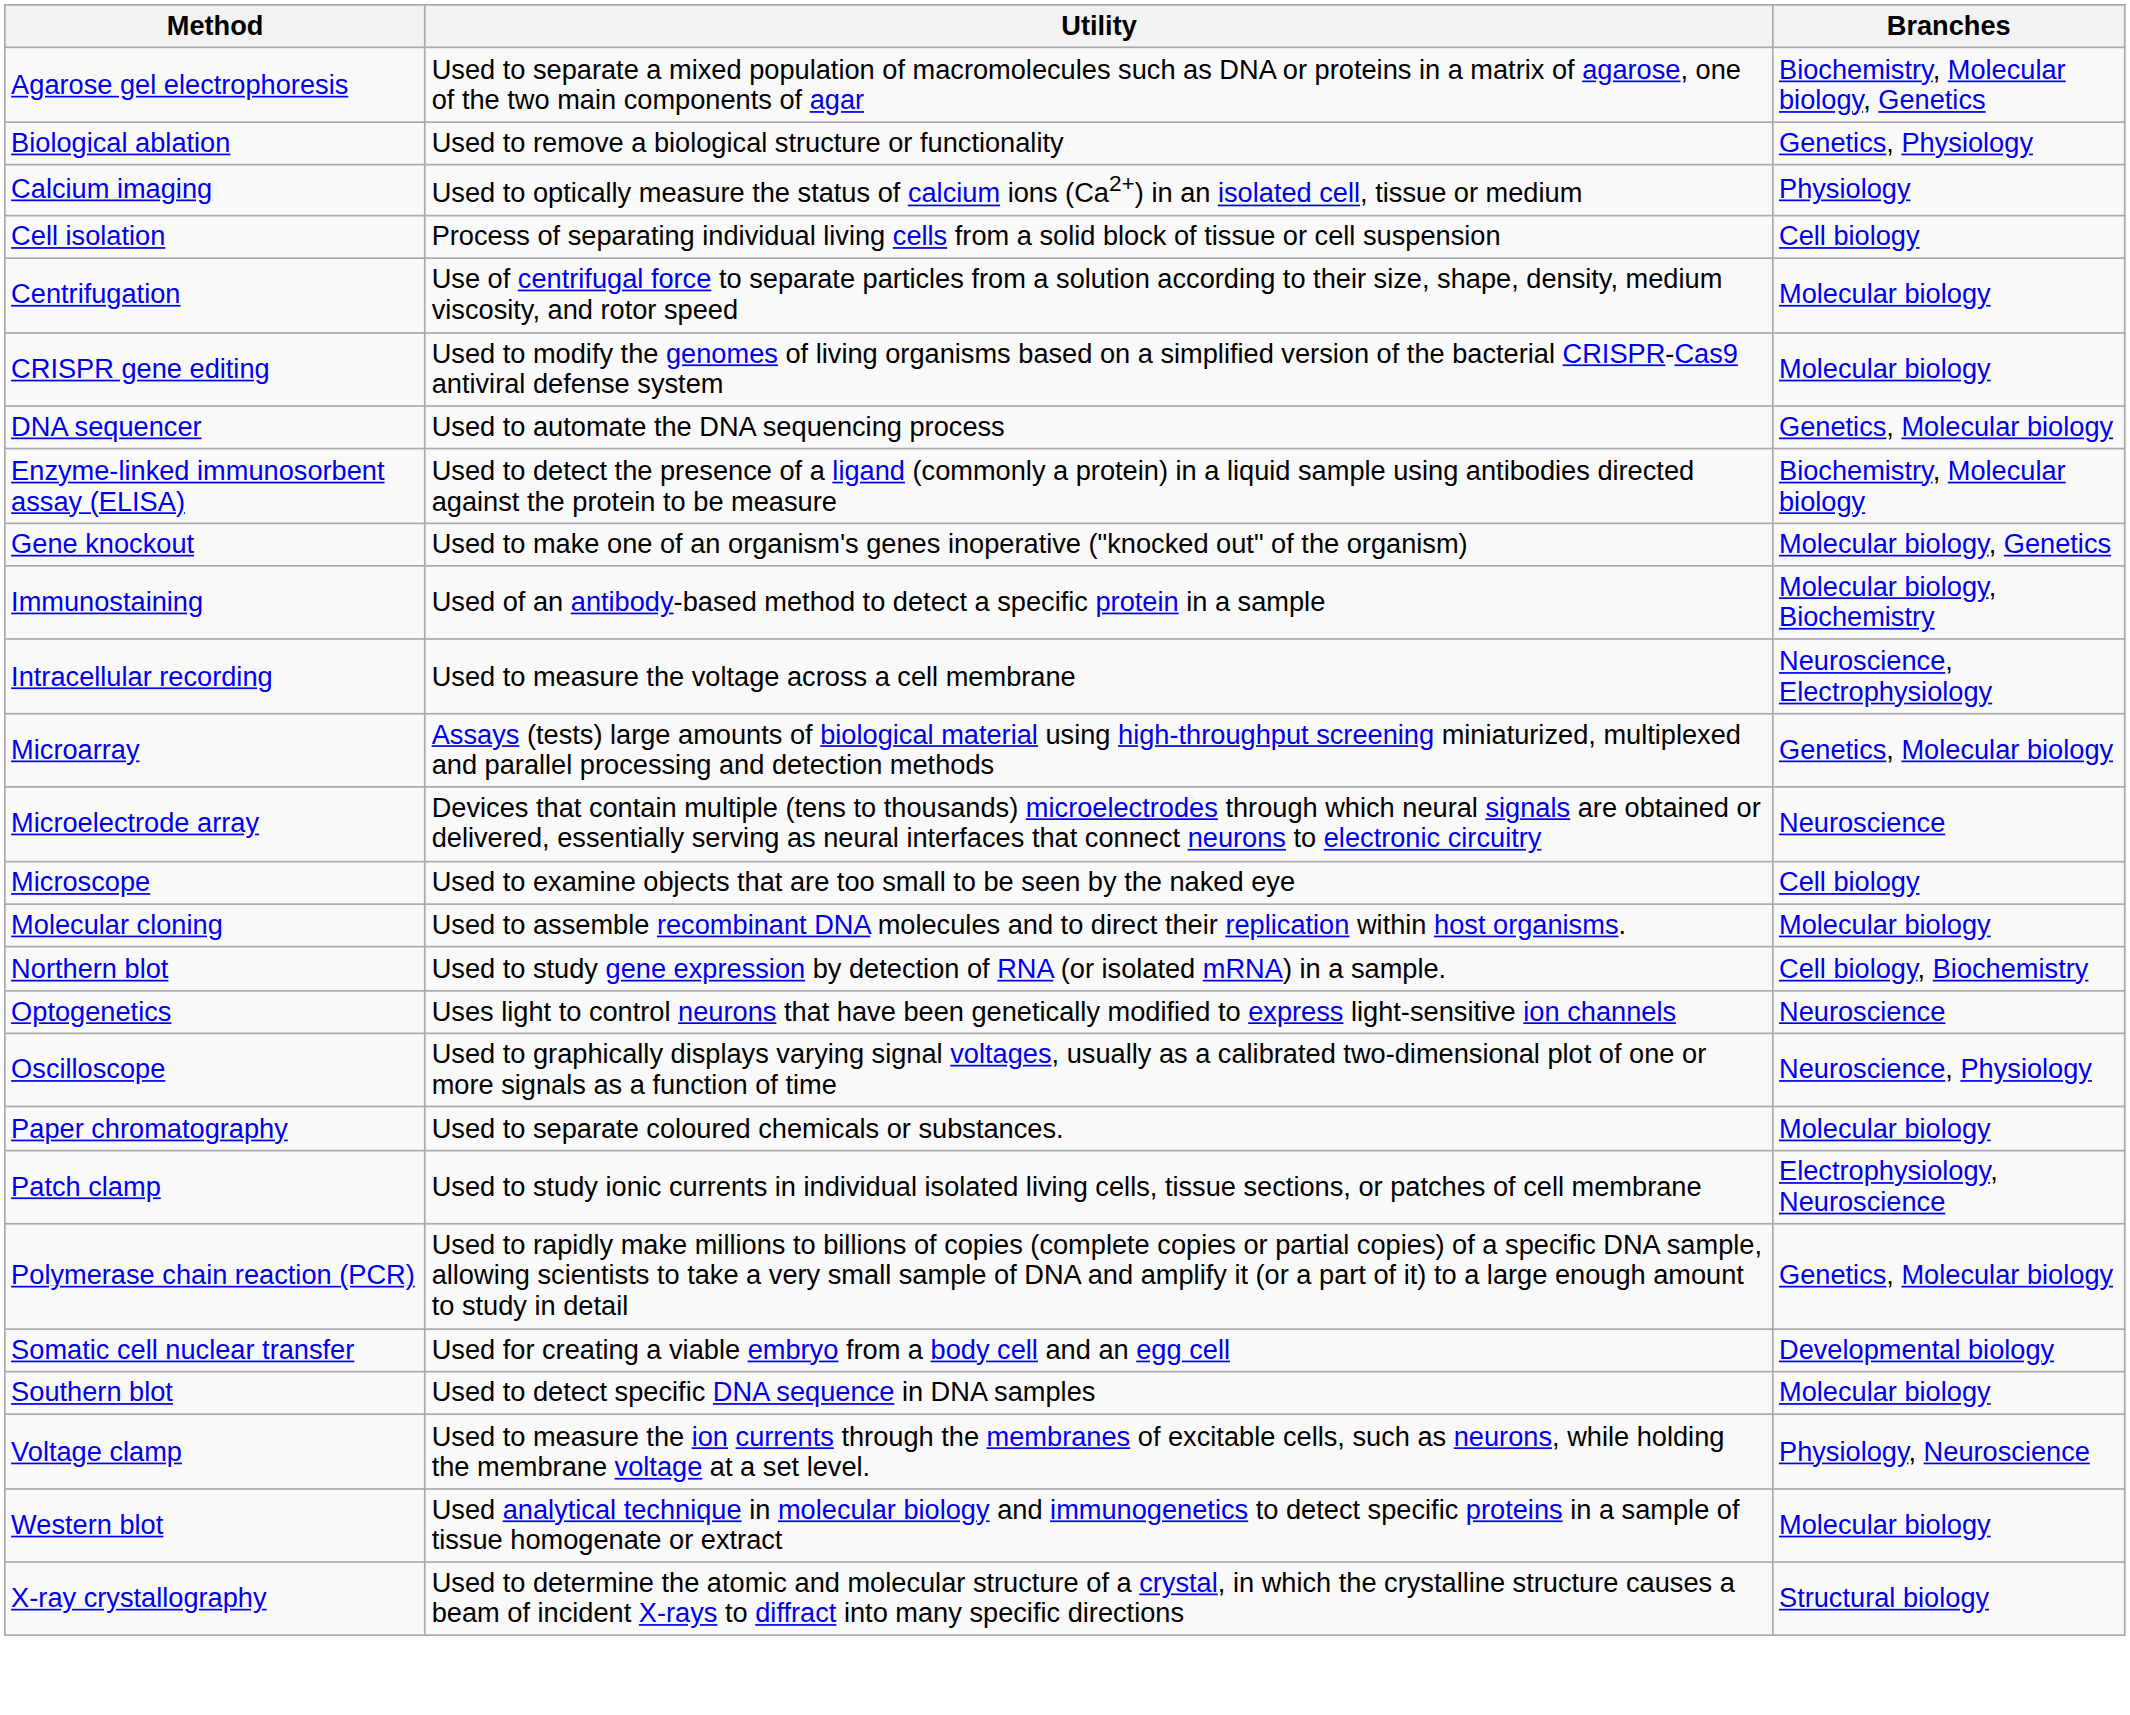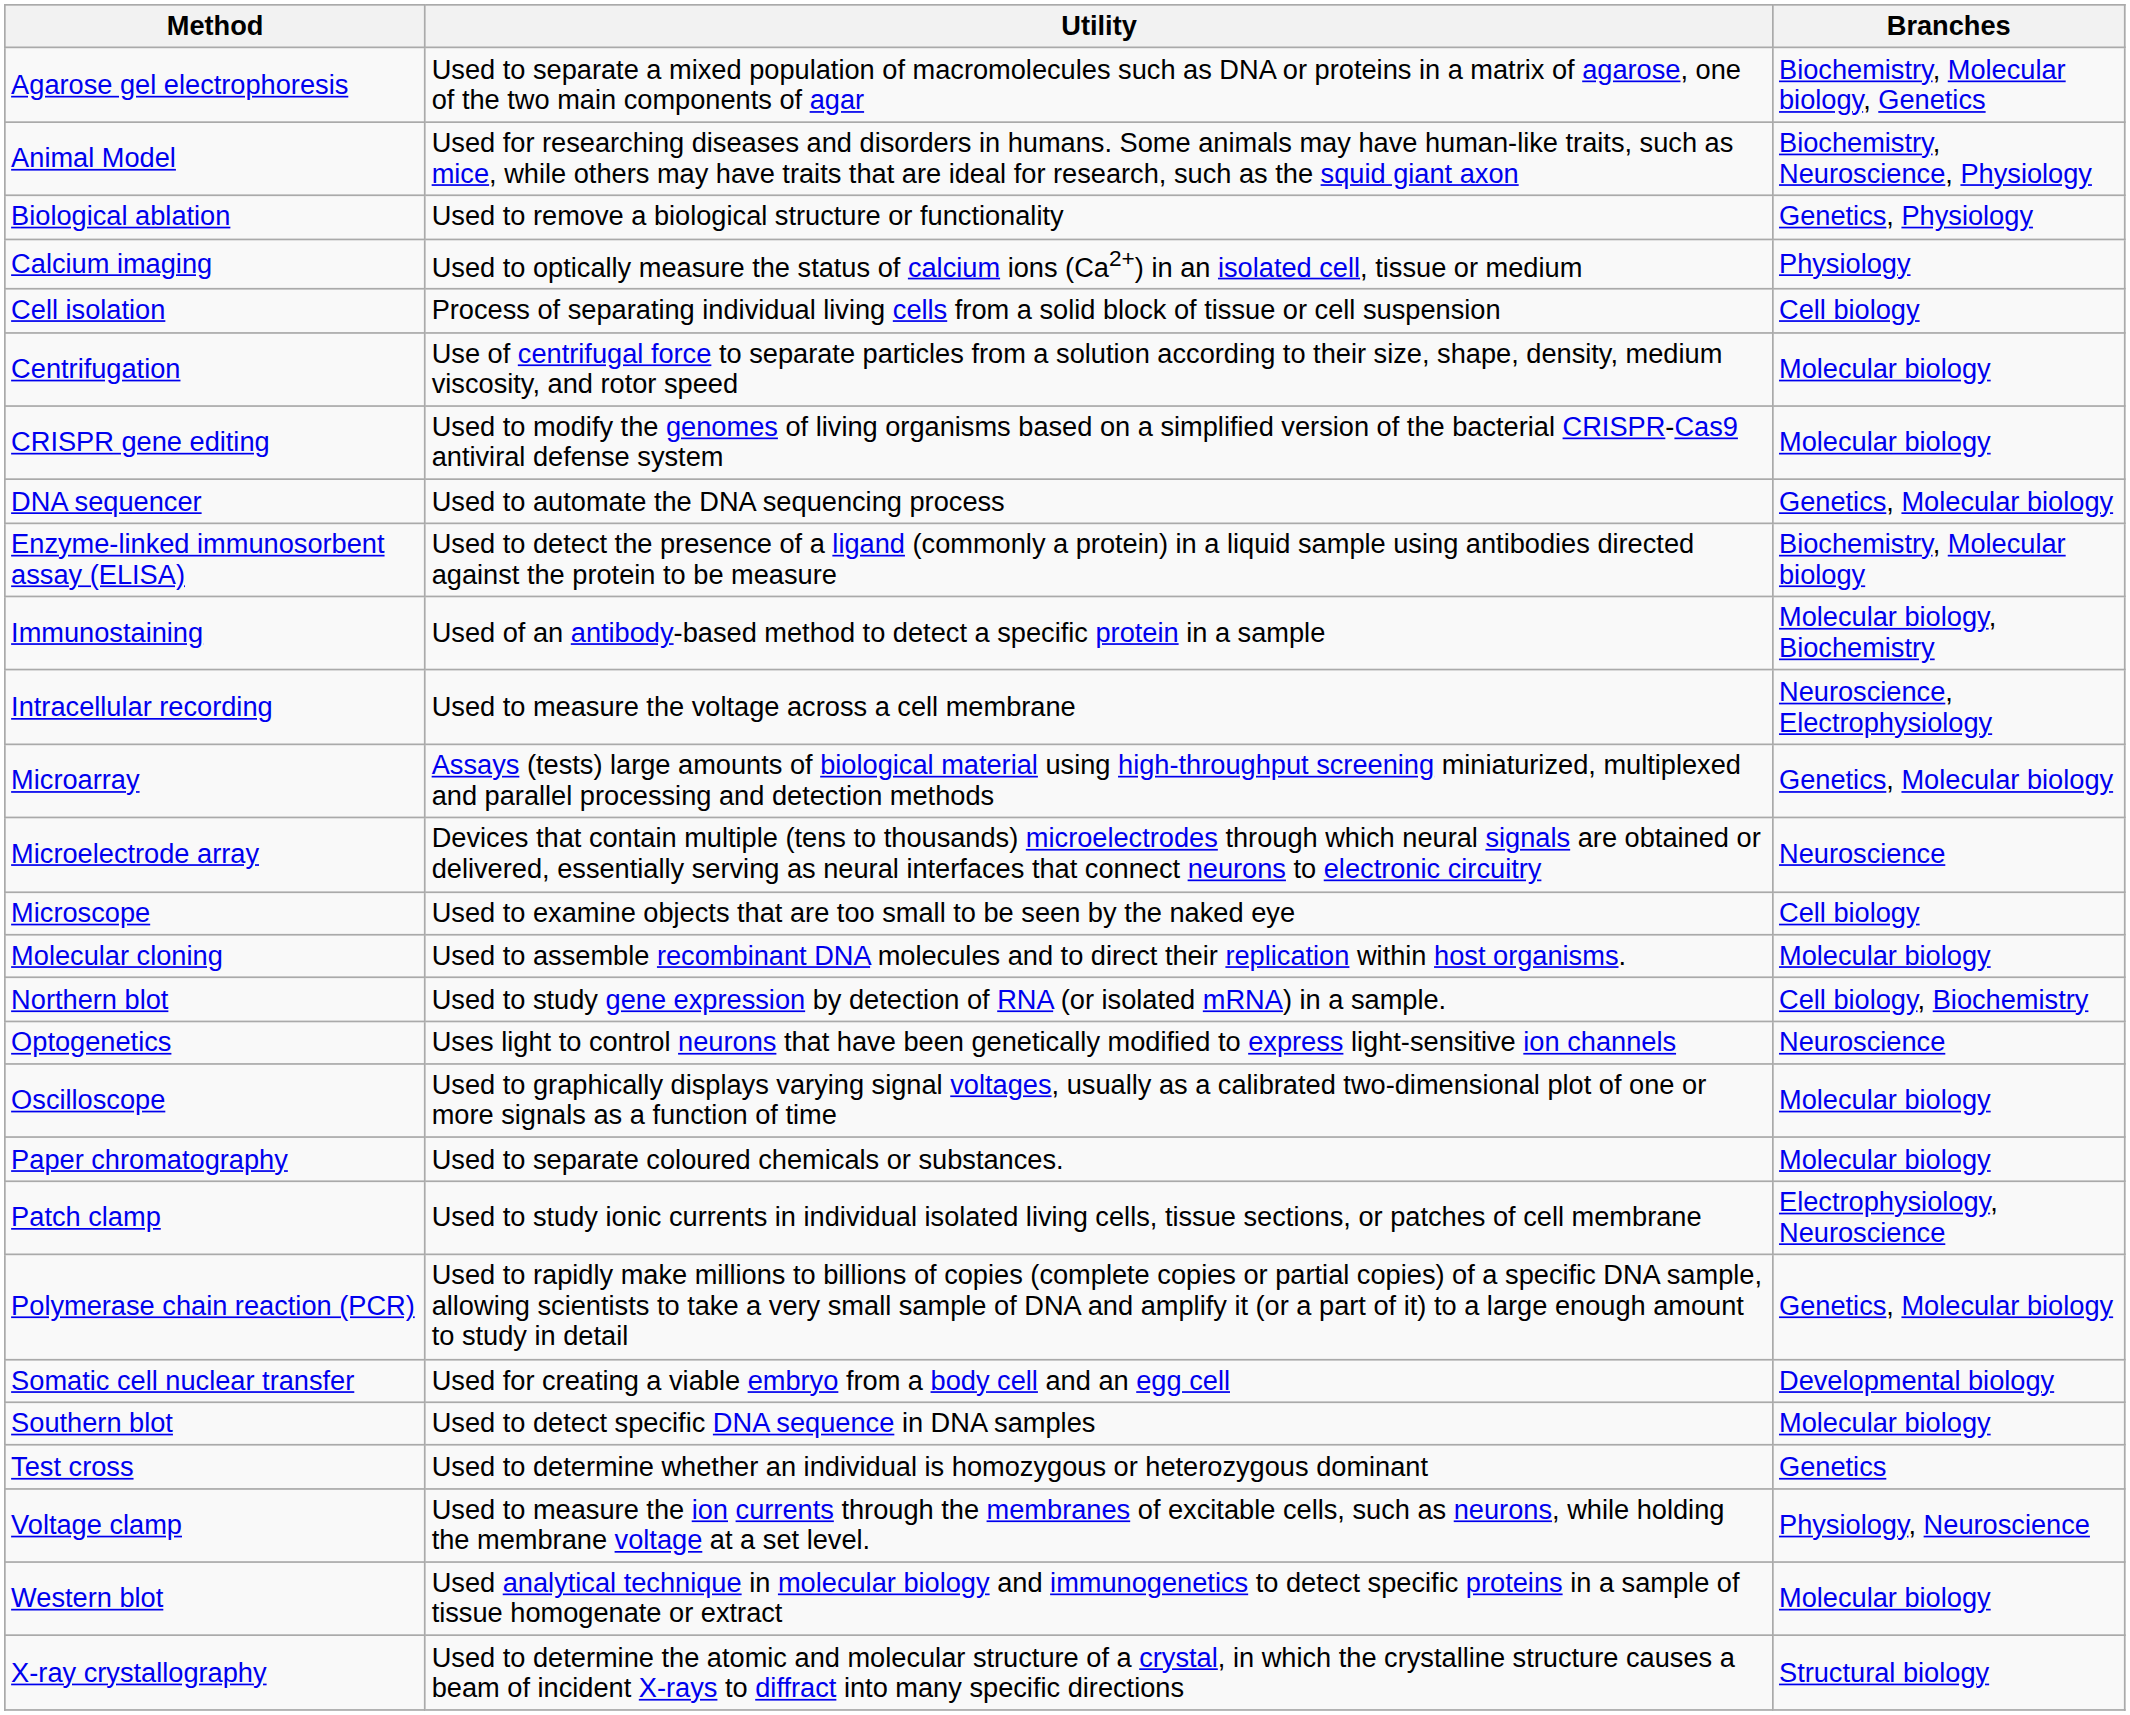+ row: (94, 158)
- row: (103, 544)
(1935, 1070) Neuroscience, Physiology -> (1885, 1100) Molecular biology
+ row: (72, 1466)
